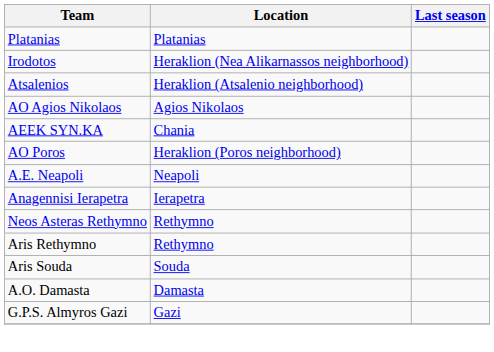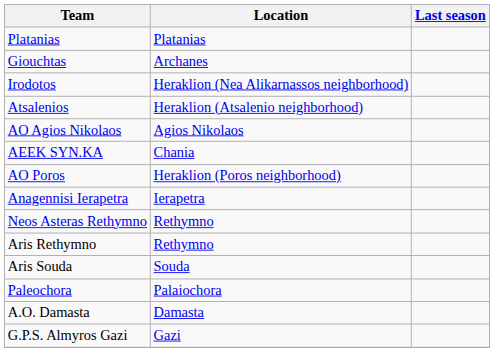+ row: (37, 61)
- row: (46, 175)
+ row: (40, 289)
